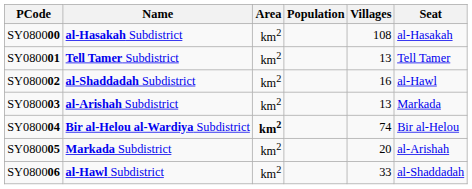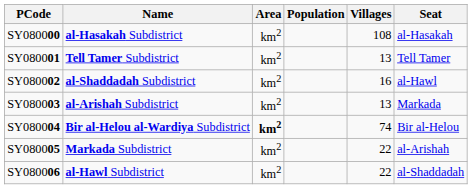(385, 149) 20 -> (385, 149) 22
(385, 172) 33 -> (385, 172) 22
